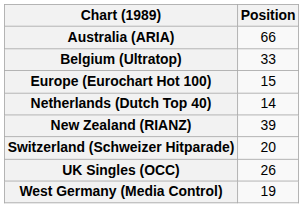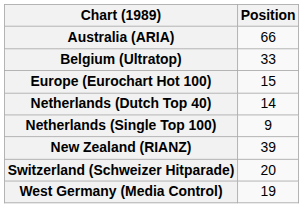+ row: (121, 125)
- row: (121, 170)
